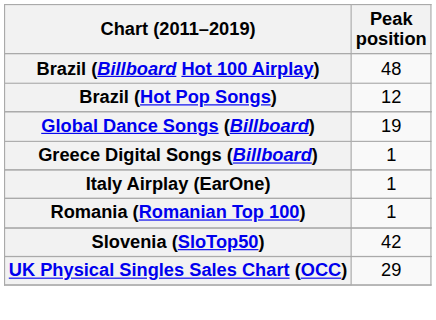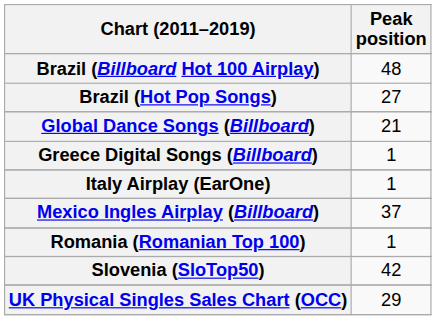(391, 97) 12 -> (391, 97) 27
(391, 126) 19 -> (391, 126) 21
+ row: (178, 213)
